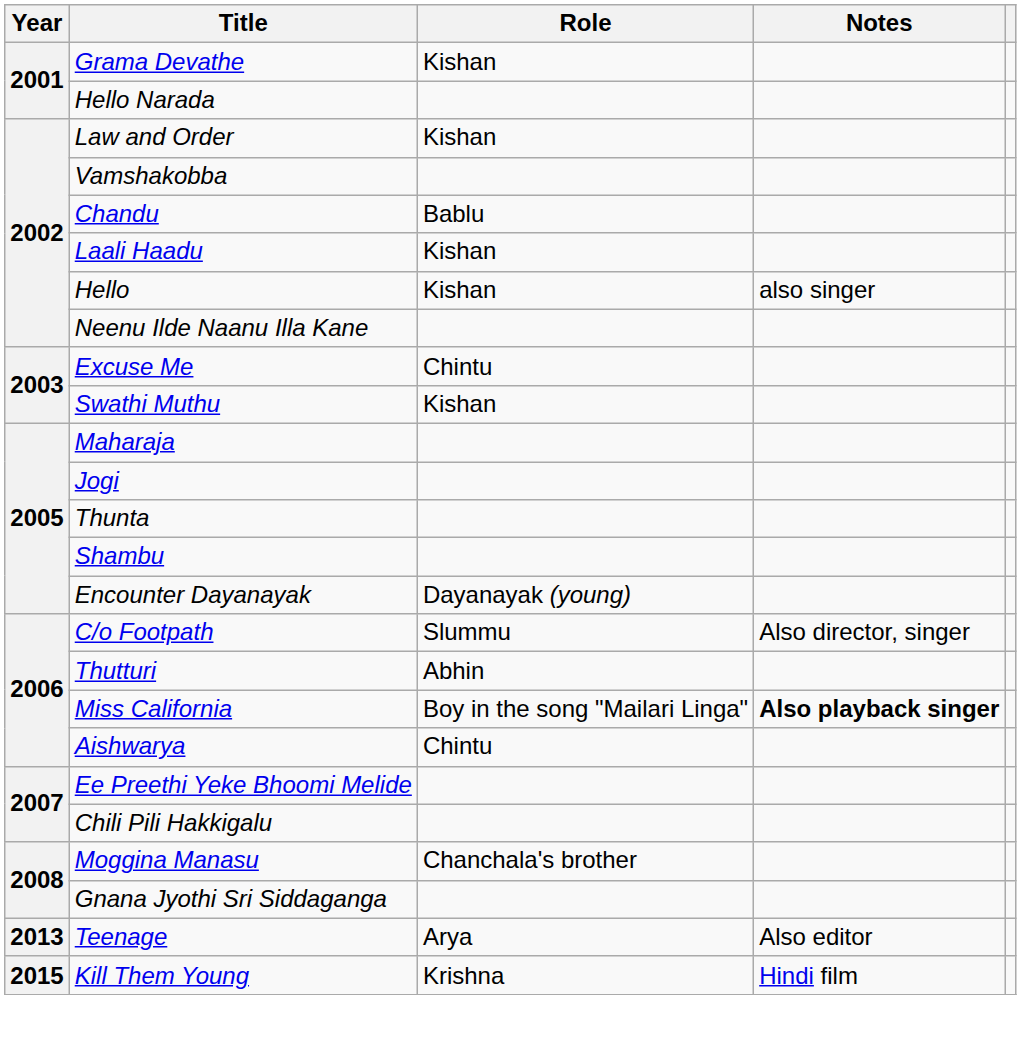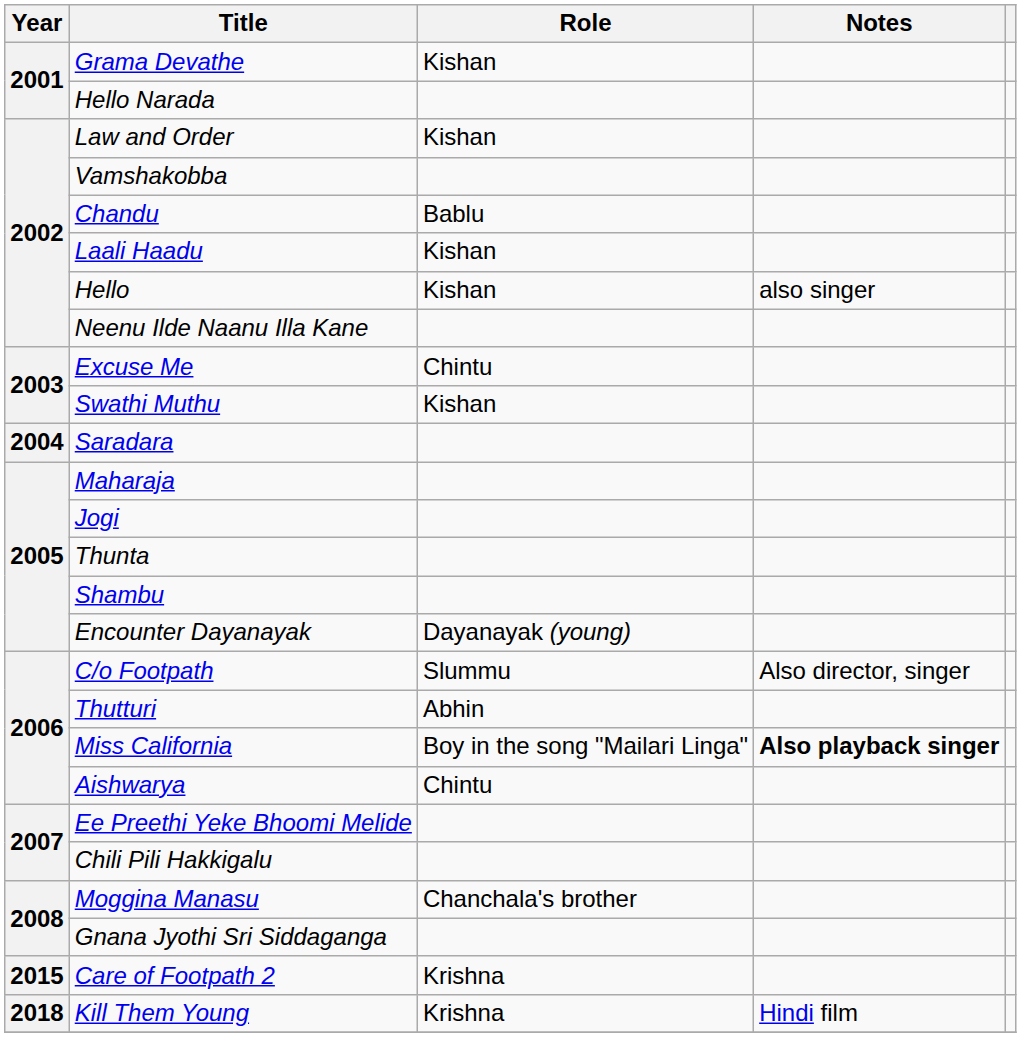+ row: (124, 442)
- row: (121, 937)
+ row: (175, 975)
(37, 975) 2015 -> (37, 1013) 2018
